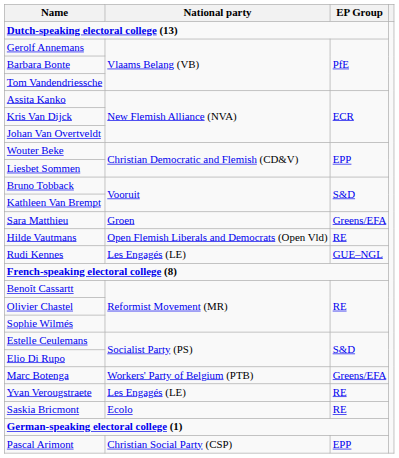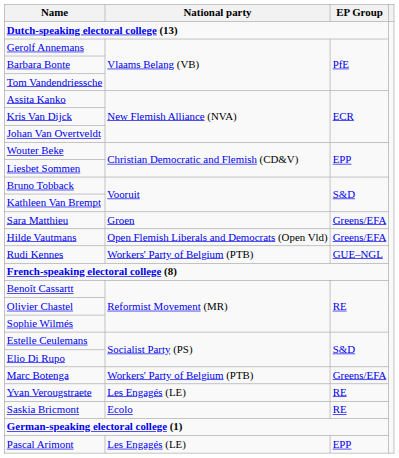(340, 237) RE -> (359, 237) Greens/EFA
(147, 254) Les Engagés (LE) -> (180, 254) Workers' Party of Belgium (PTB)
(170, 444) Christian Social Party (CSP) -> (147, 444) Les Engagés (LE)
